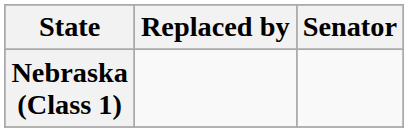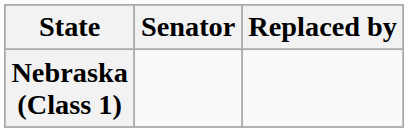columns swapped: (350, 26) <-> (215, 26)
